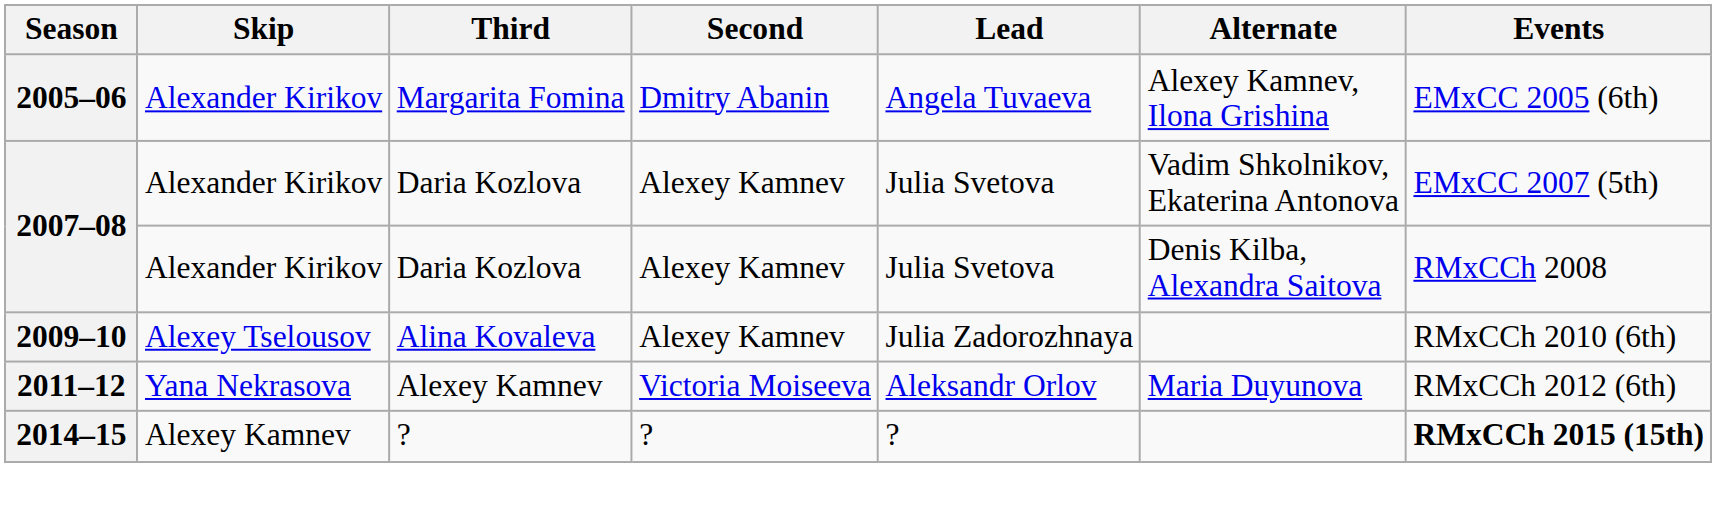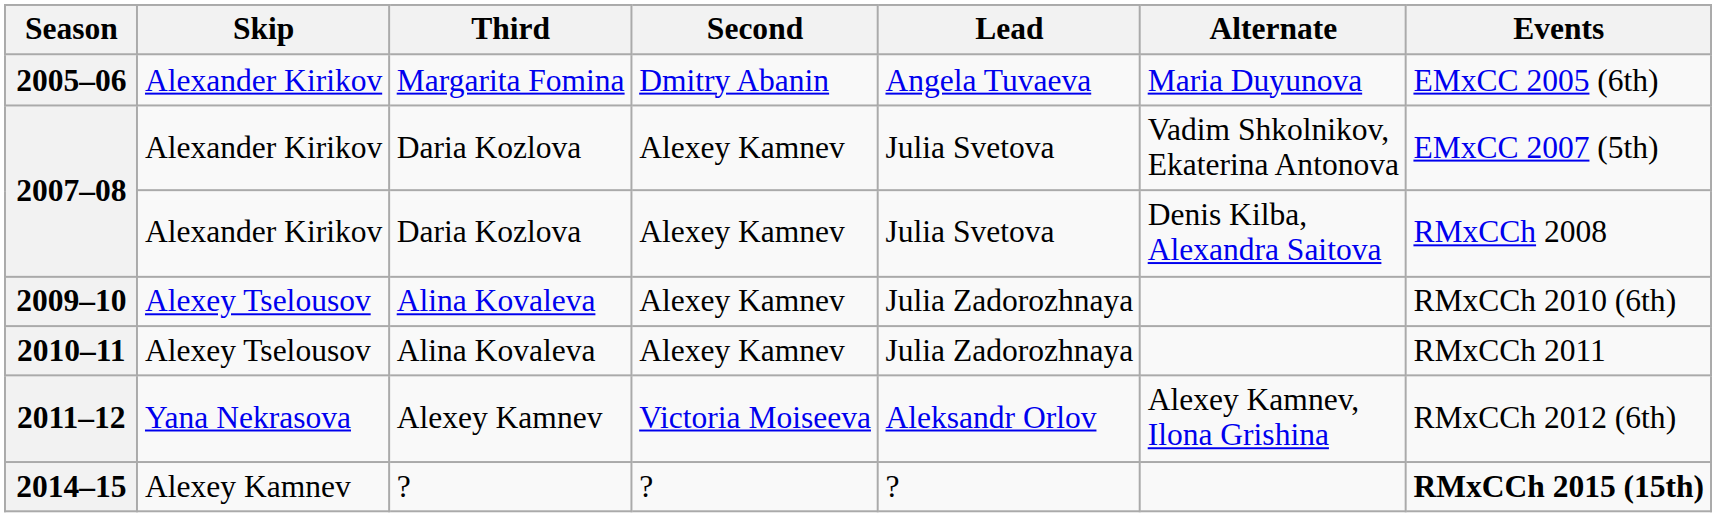(1253, 97) Alexey Kamnev, Ilona Grishina -> (1255, 79) Maria Duyunova
+ row: (71, 350)
(1255, 385) Maria Duyunova -> (1253, 418) Alexey Kamnev, Ilona Grishina
